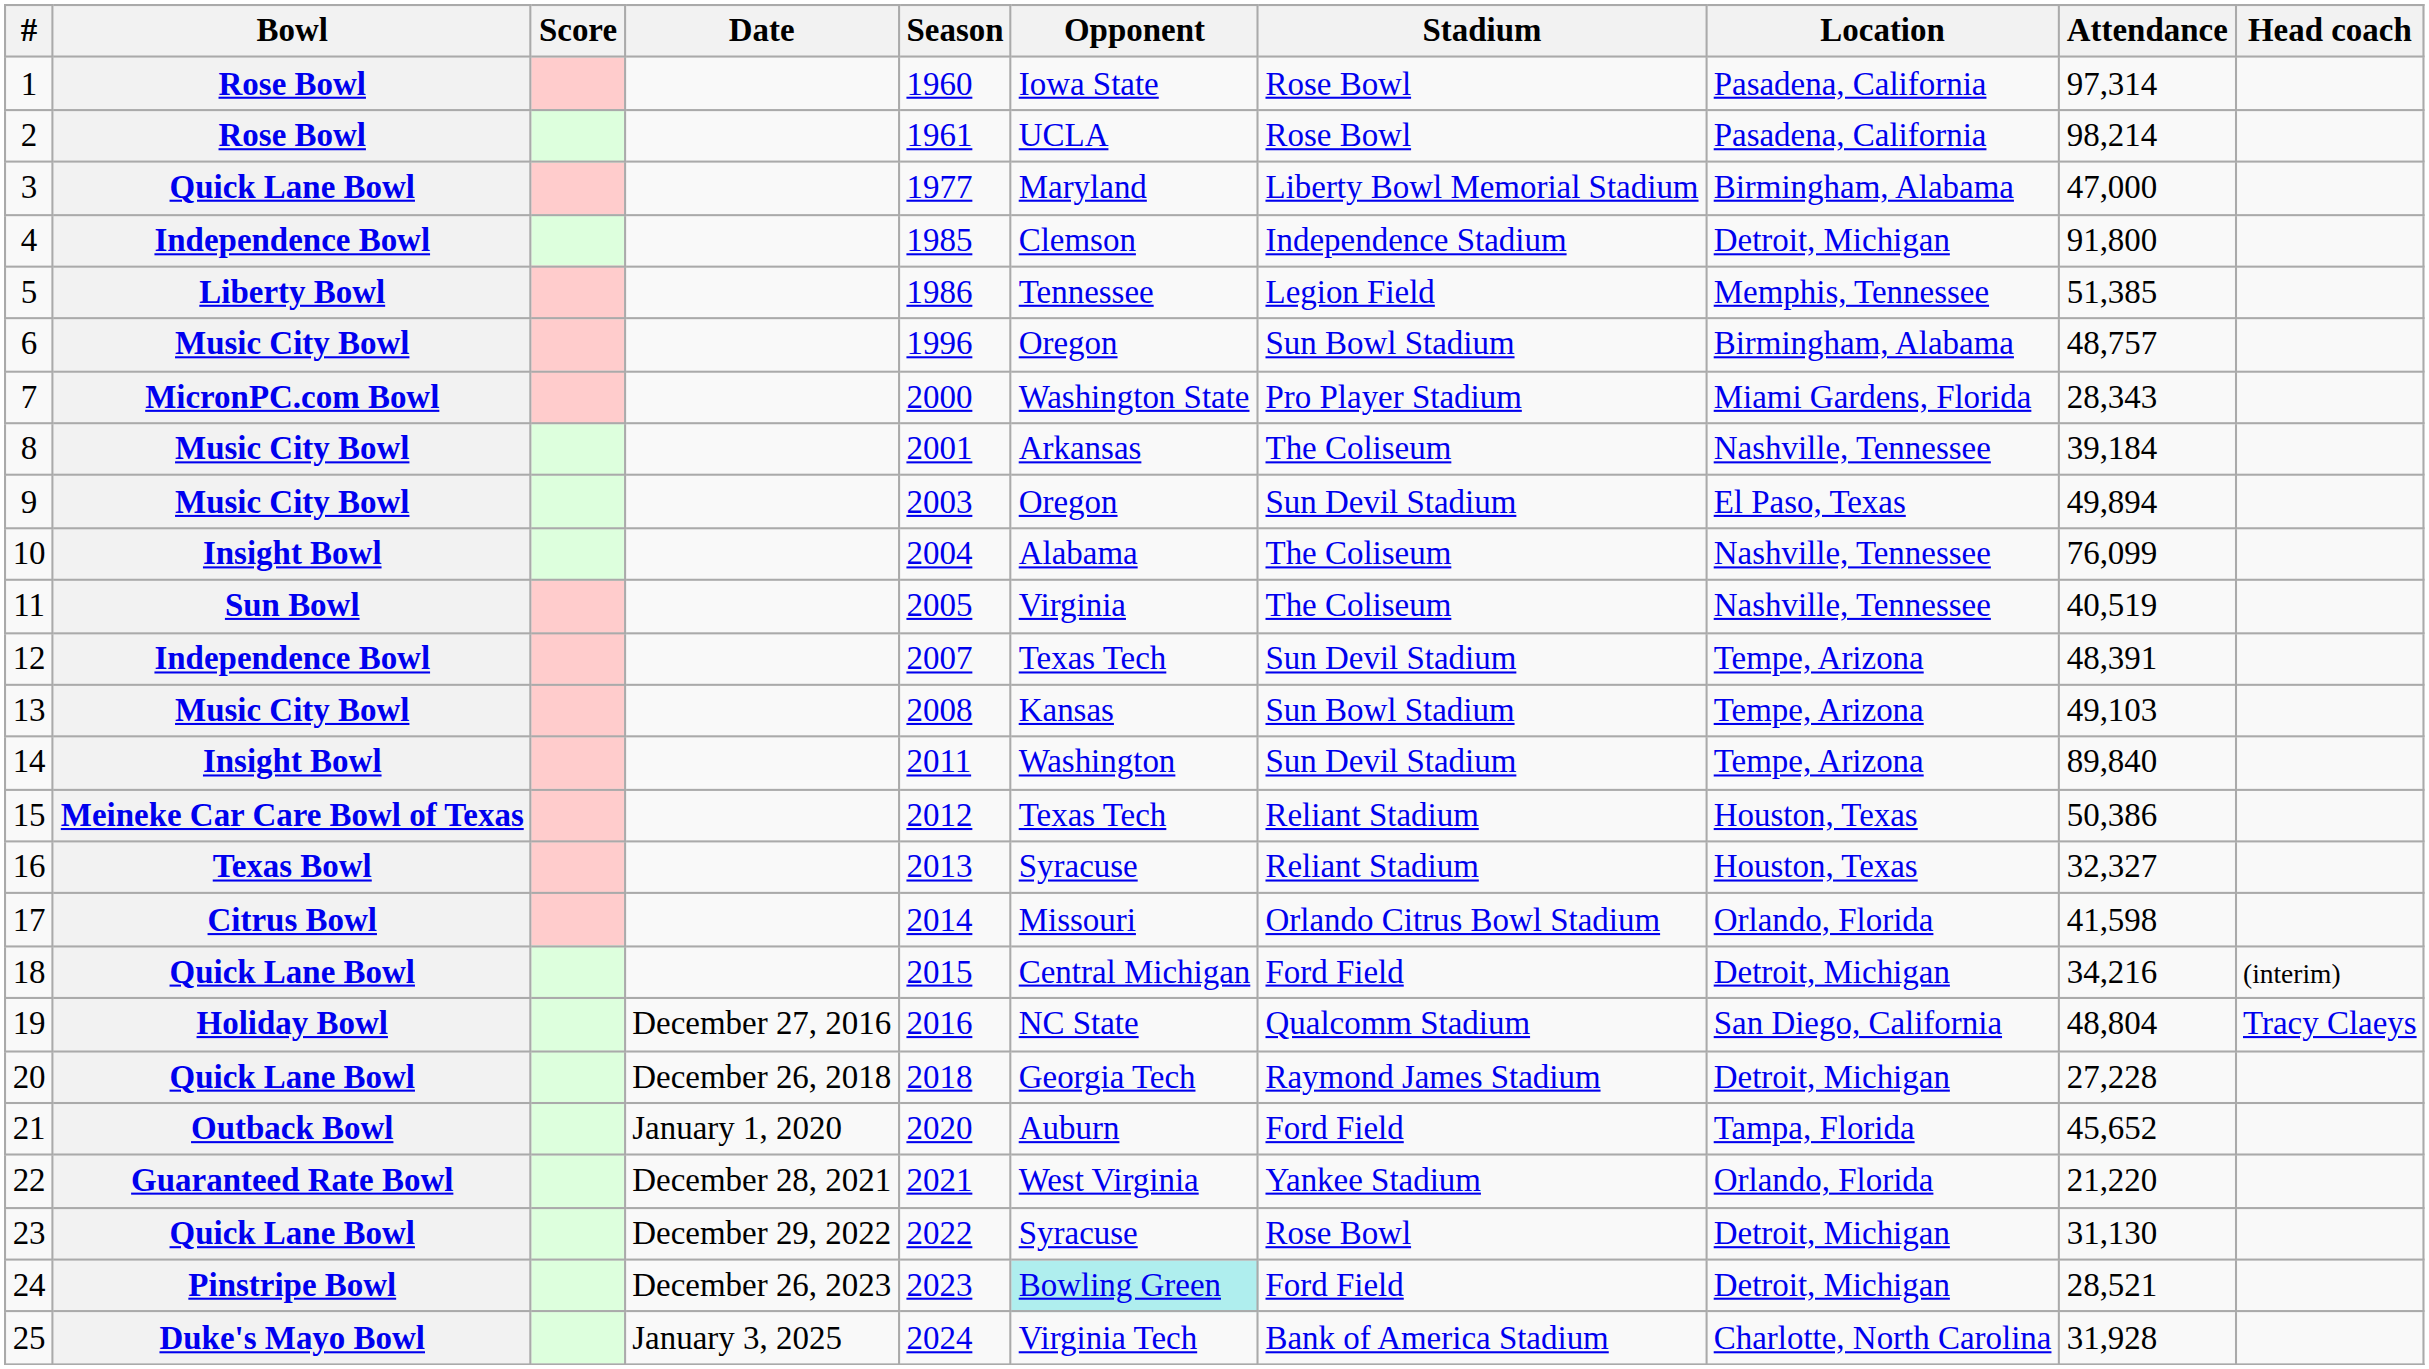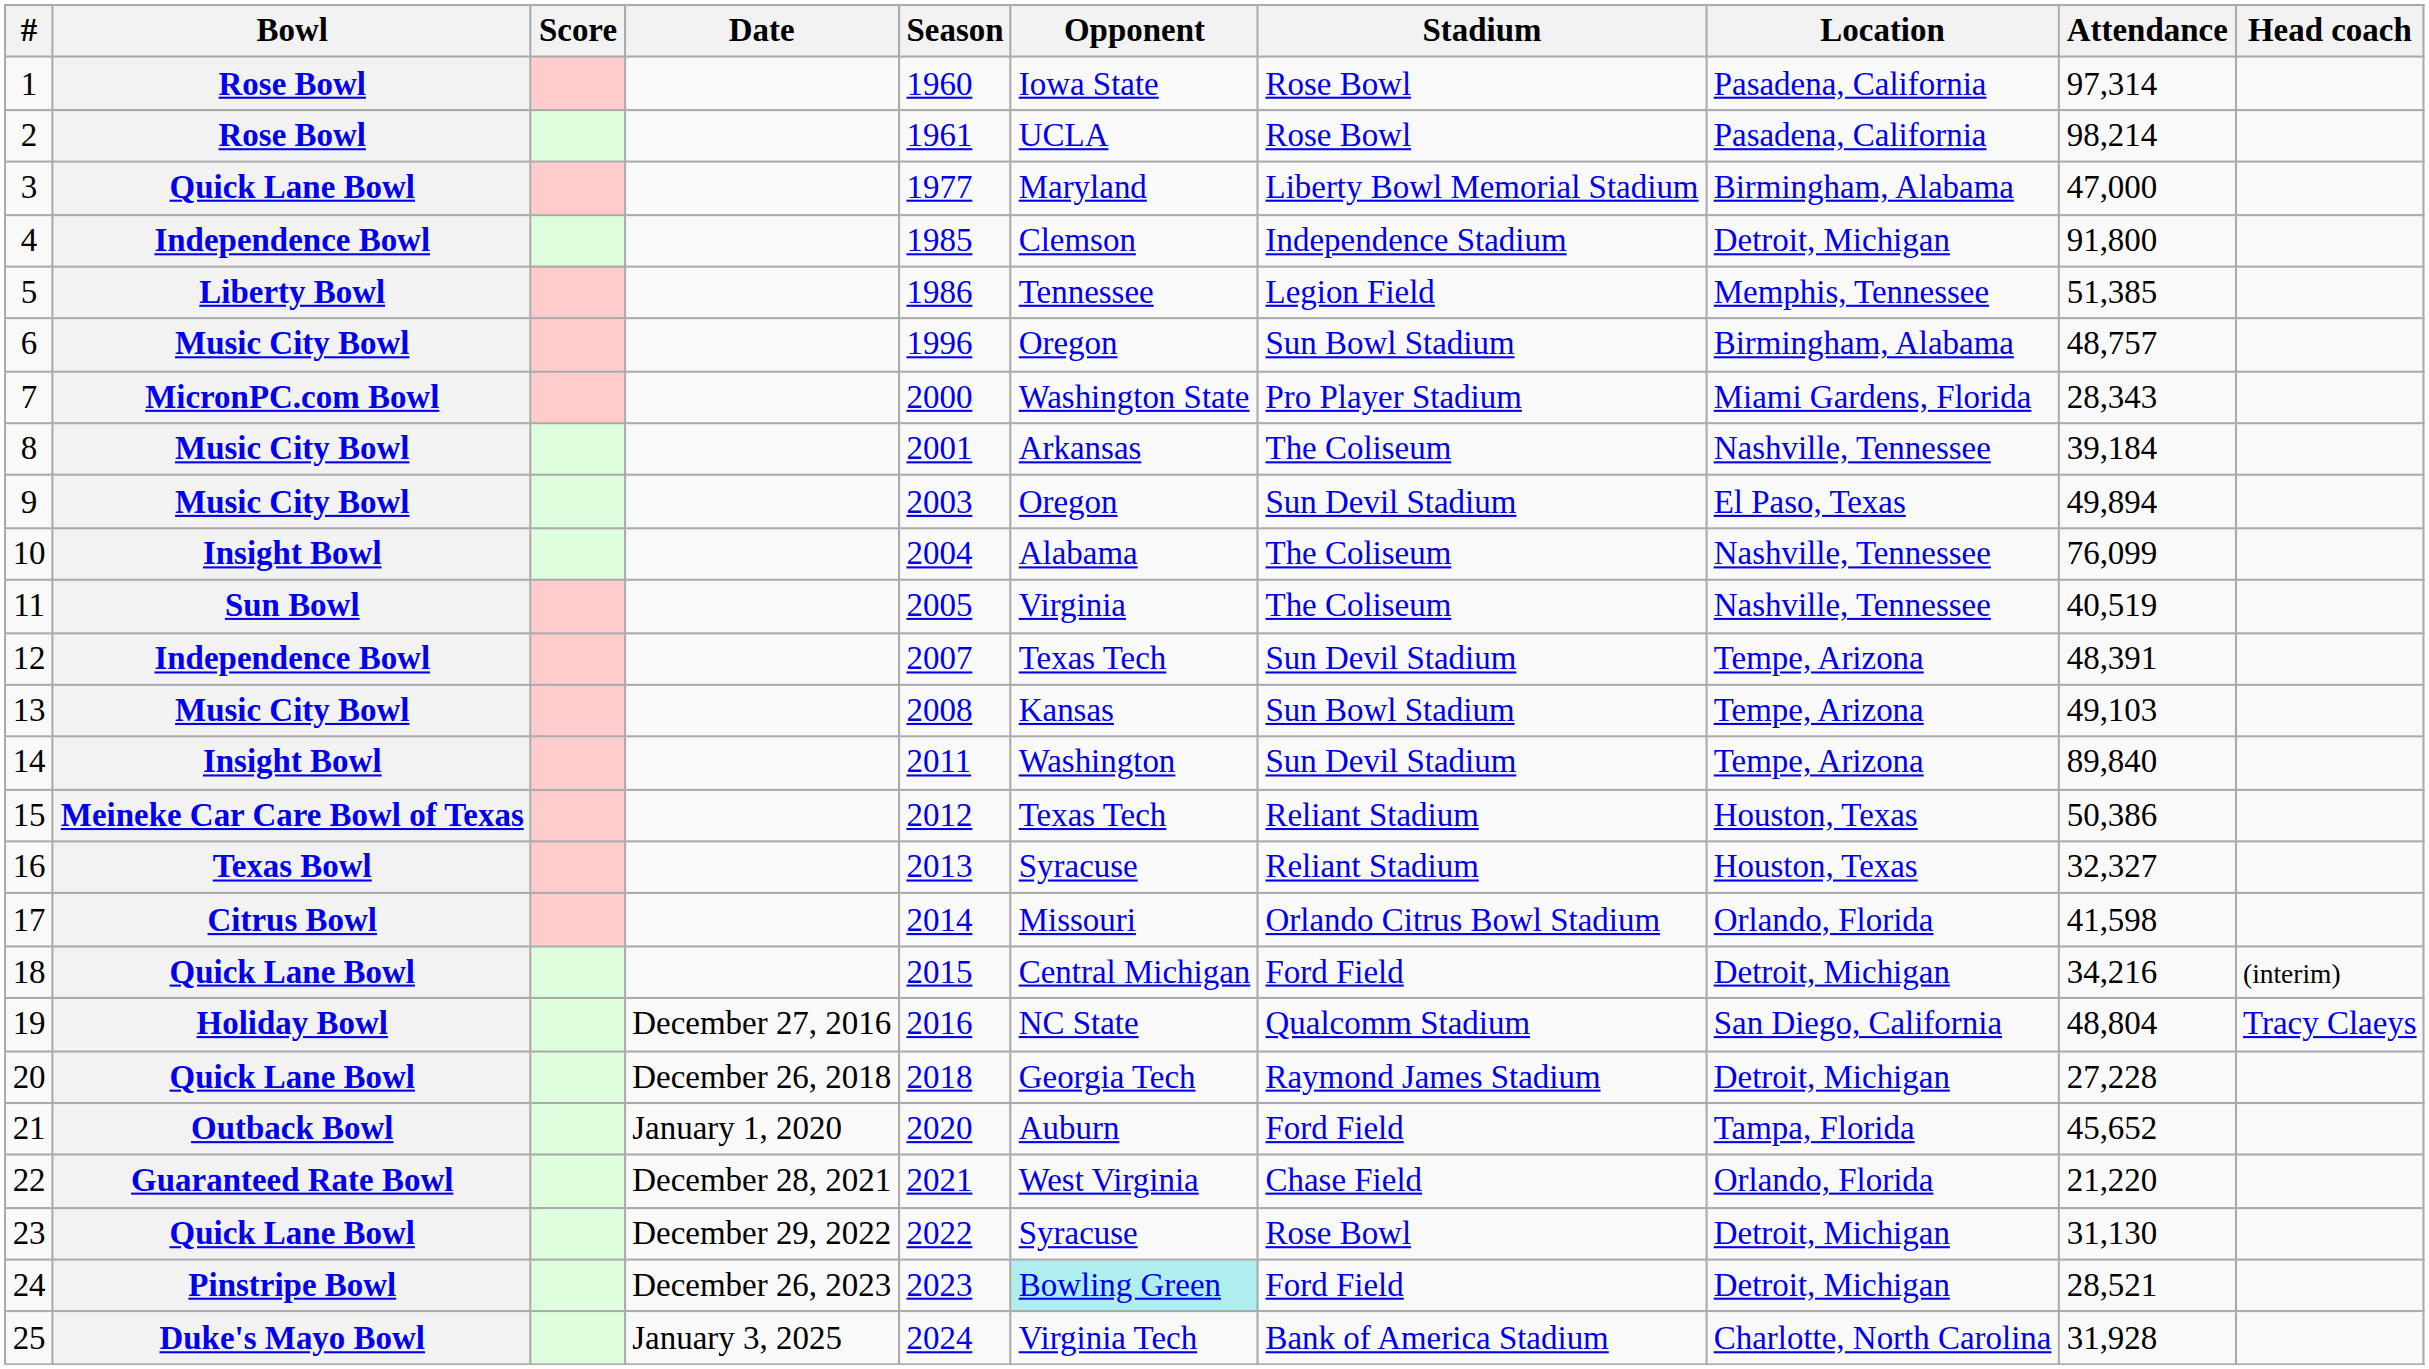(1373, 1180) Yankee Stadium -> (1344, 1180) Chase Field
